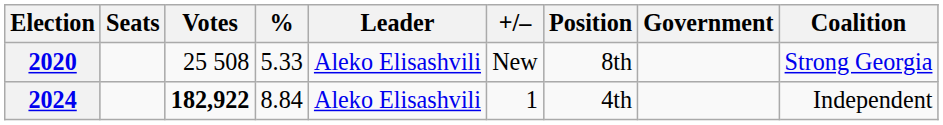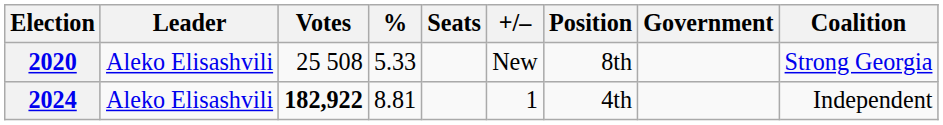columns swapped: (397, 23) <-> (133, 23)
(282, 100) 8.84 -> (395, 100) 8.81
